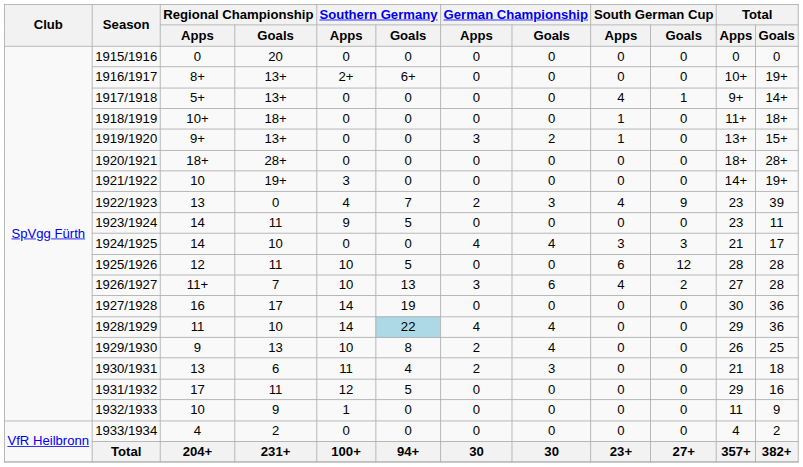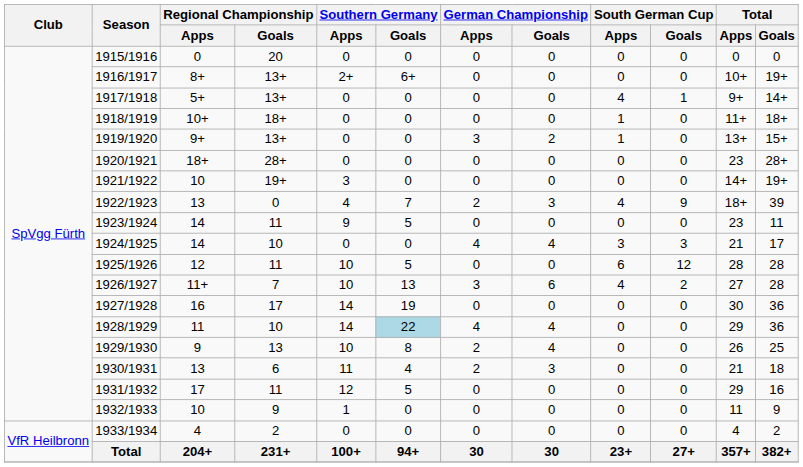(736, 160) 18+ -> (736, 160) 23
(736, 202) 23 -> (736, 202) 18+
